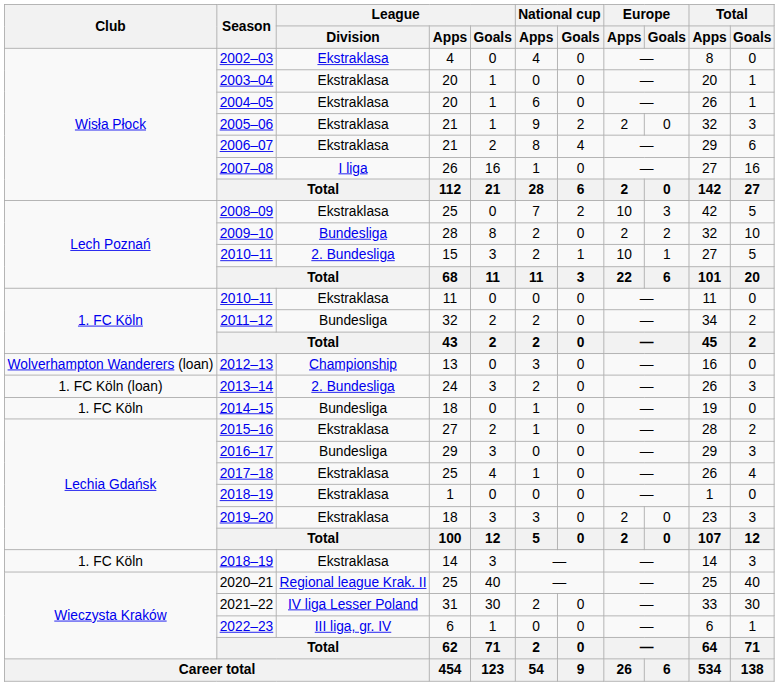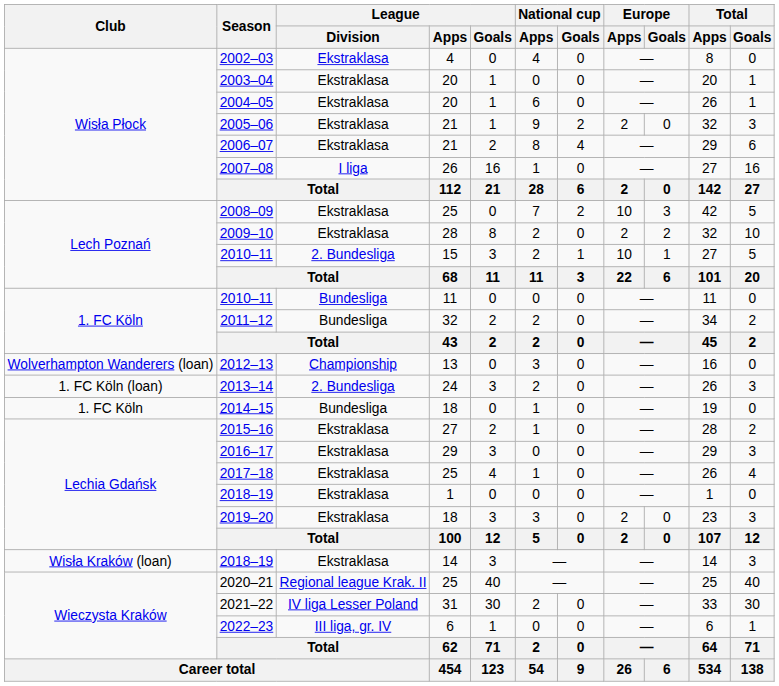(353, 233) Bundesliga -> (353, 233) Ekstraklasa
(353, 299) Ekstraklasa -> (353, 299) Bundesliga
(353, 451) Bundesliga -> (353, 451) Ekstraklasa
(110, 560) 1. FC Köln -> (110, 560) Wisła Kraków (loan)
